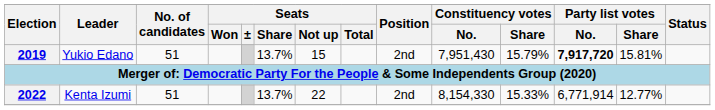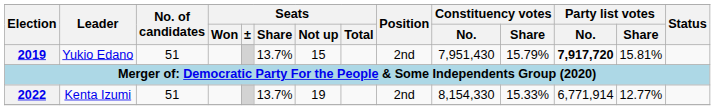(318, 94) 22 -> (318, 94) 19
